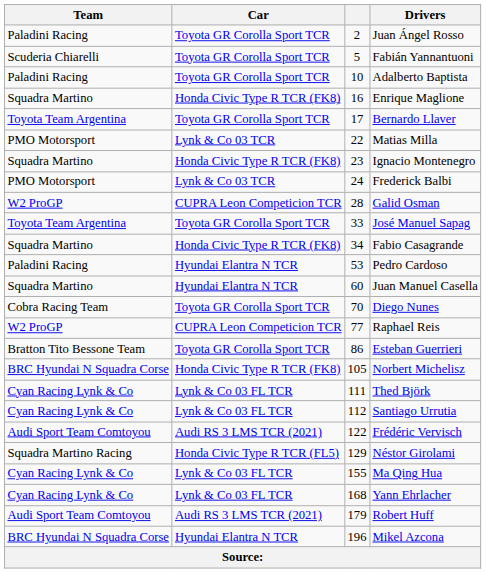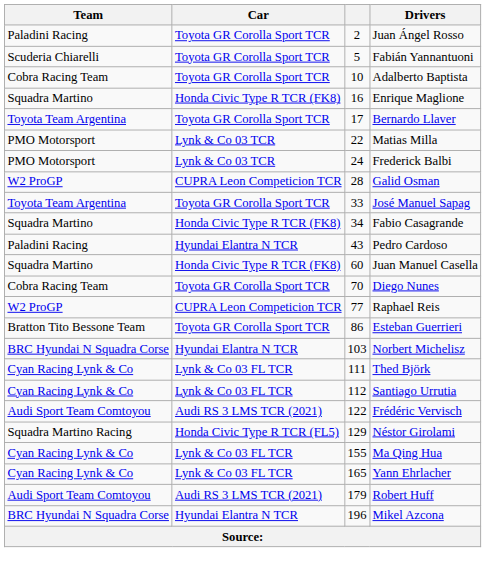(48, 77) Paladini Racing -> (58, 77) Cobra Racing Team
- row: (424, 160)
(357, 264) 53 -> (357, 244) 43
(236, 285) Hyundai Elantra N TCR -> (258, 264) Honda Civic Type R TCR (FK8)
(258, 369) Honda Civic Type R TCR (FK8) -> (236, 348) Hyundai Elantra N TCR
(357, 369) 105 -> (357, 348) 103
(357, 494) 168 -> (357, 473) 165
